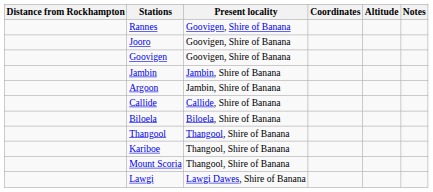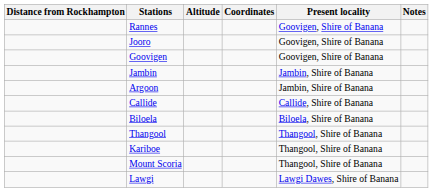columns swapped: (246, 12) <-> (382, 12)
